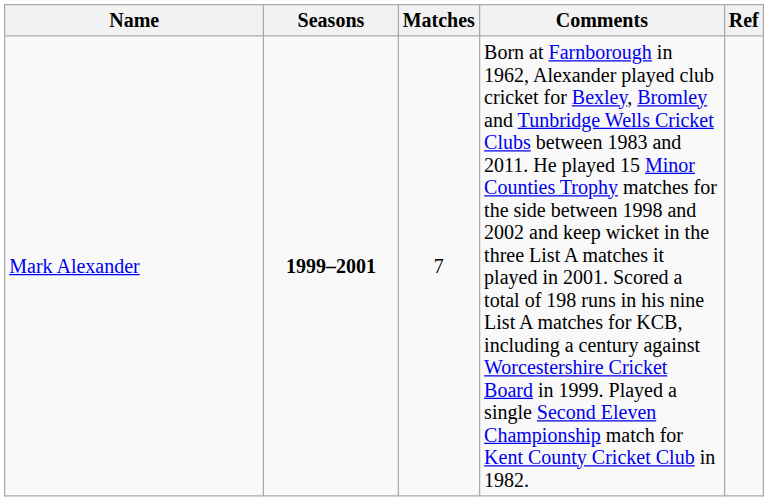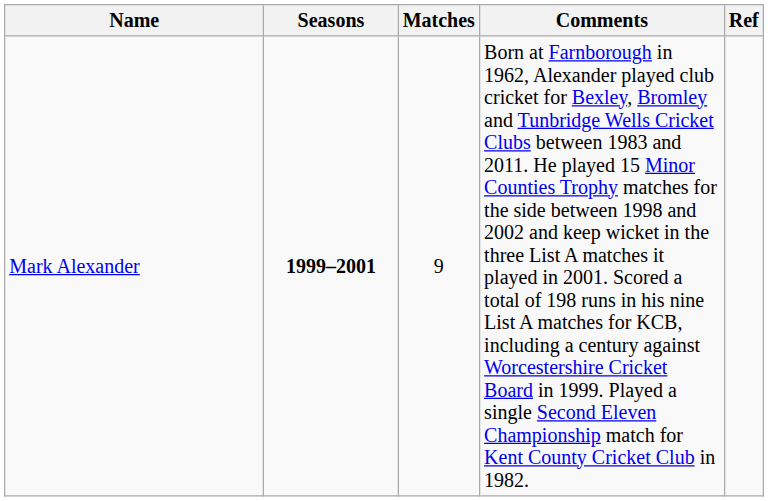(439, 265) 7 -> (439, 265) 9
